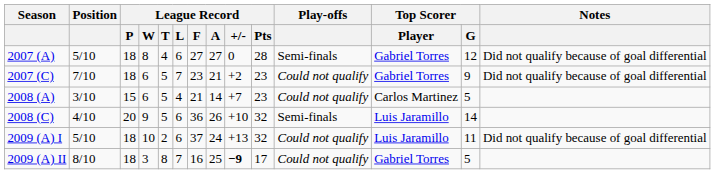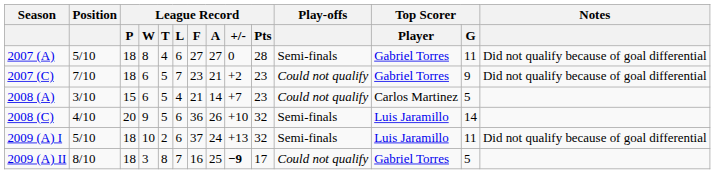(470, 55) 12 -> (470, 55) 11
(323, 138) Could not qualify -> (307, 138) Semi-finals
